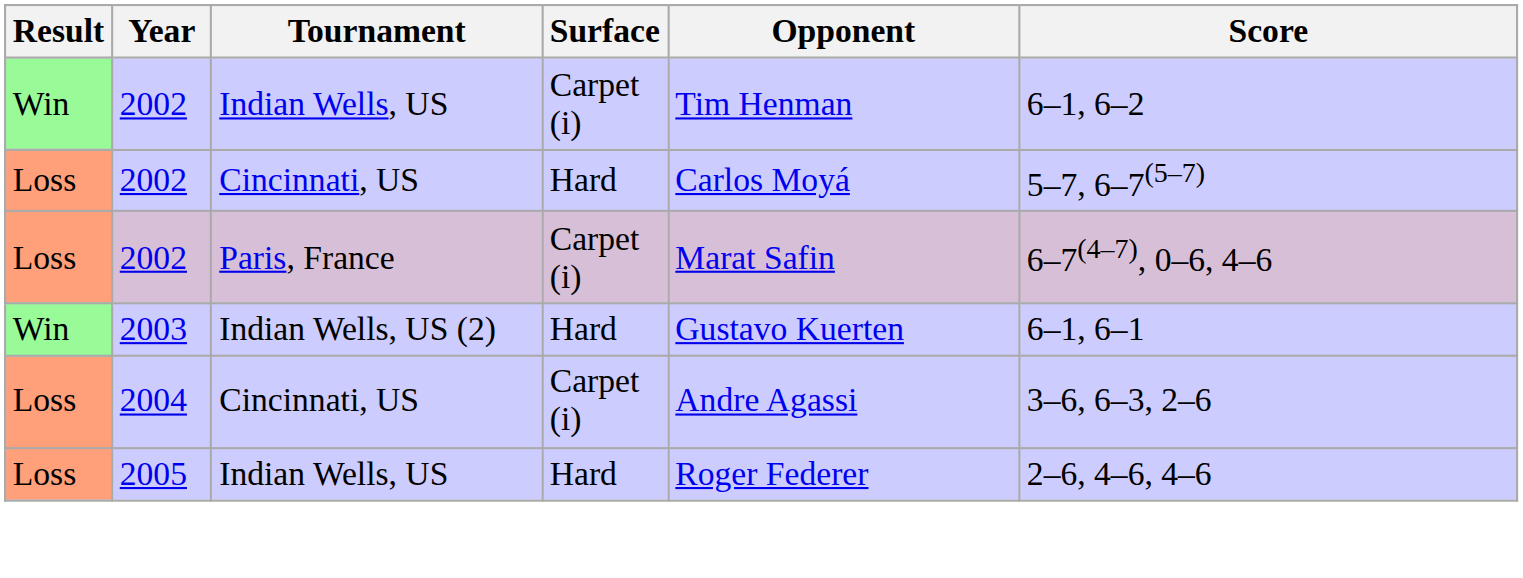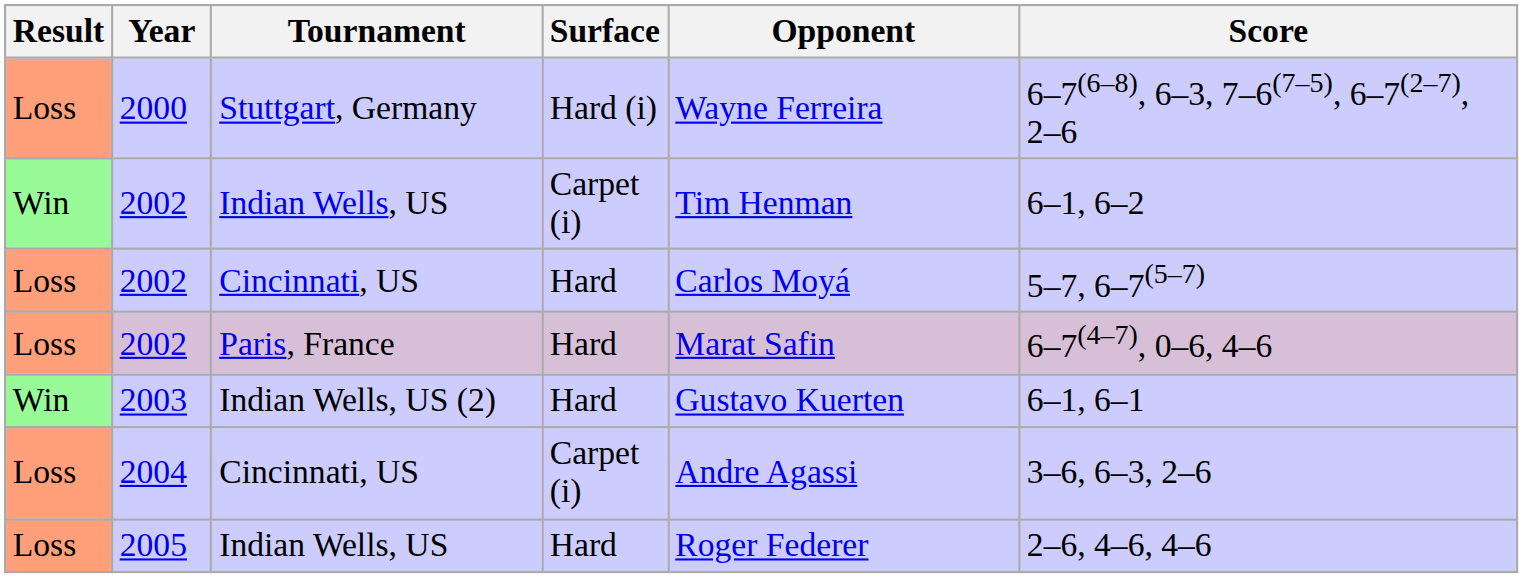+ row: (153, 107)
(595, 256) Carpet (i) -> (583, 342) Hard
